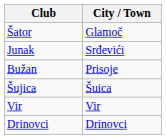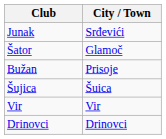rows swapped: (19, 32) <-> (21, 50)
